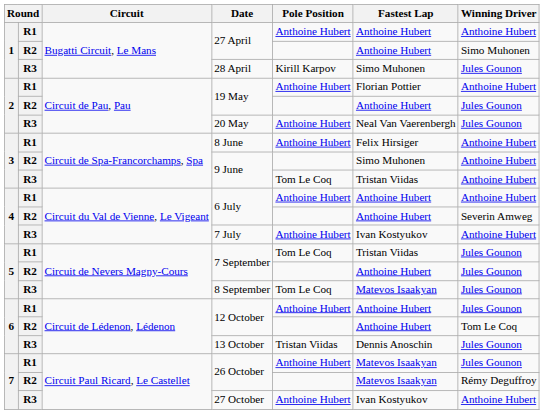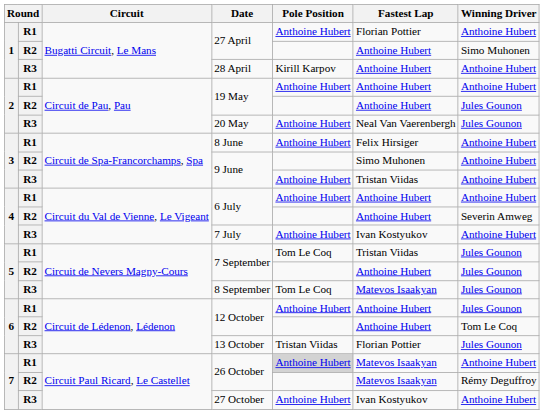(394, 31) Anthoine Hubert -> (388, 31) Florian Pottier
(390, 68) Simo Muhonen -> (394, 68) Anthoine Hubert
(491, 68) Jules Gounon -> (499, 68) Anthoine Hubert
(388, 86) Florian Pottier -> (394, 86) Anthoine Hubert
(304, 178) Tom Le Coq -> (313, 178) Anthoine Hubert
(394, 344) Dennis Anoschin -> (388, 344) Florian Pottier
(313, 362) no background -> (313, 362) lightgrey background
(491, 362) Jules Gounon -> (499, 362) Anthoine Hubert
